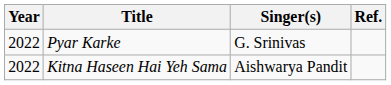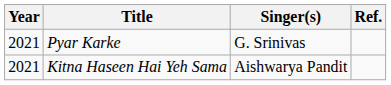(24, 42) 2022 -> (24, 42) 2021
(24, 67) 2022 -> (24, 67) 2021
